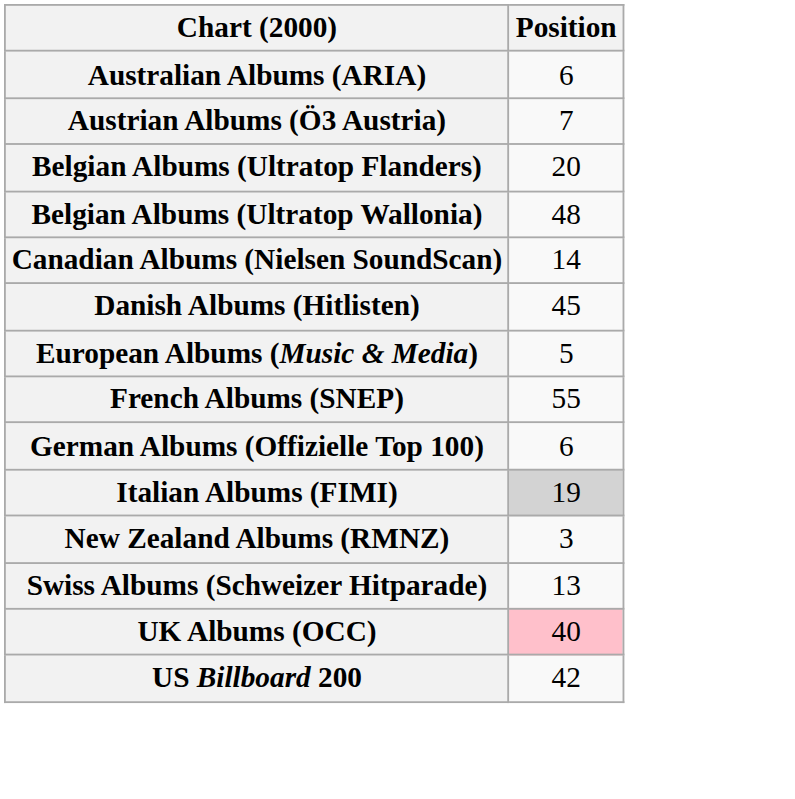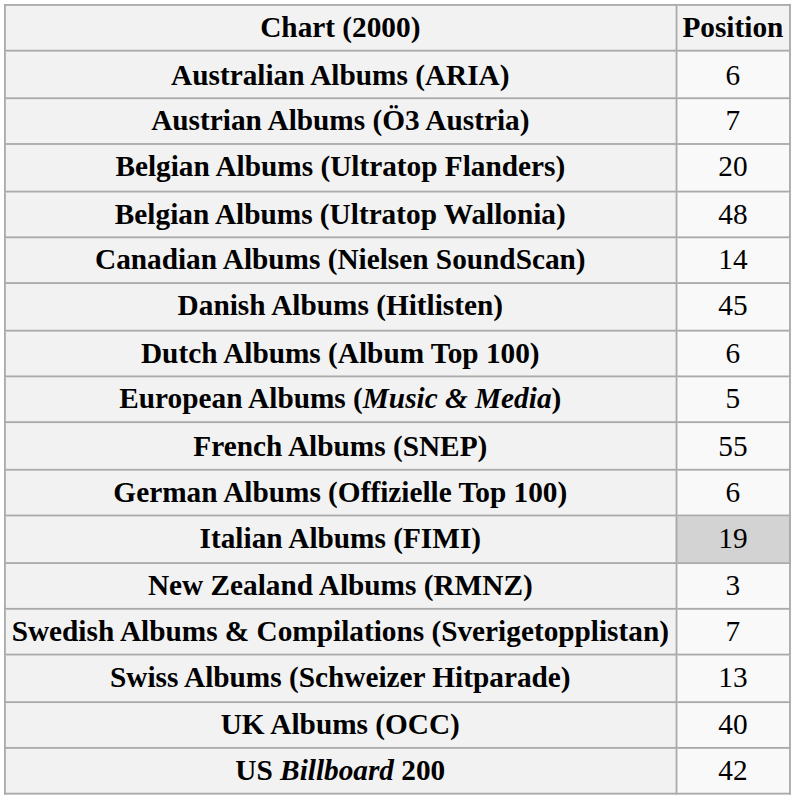+ row: (340, 352)
+ row: (340, 631)
(566, 631) pink background -> (733, 724) no background
